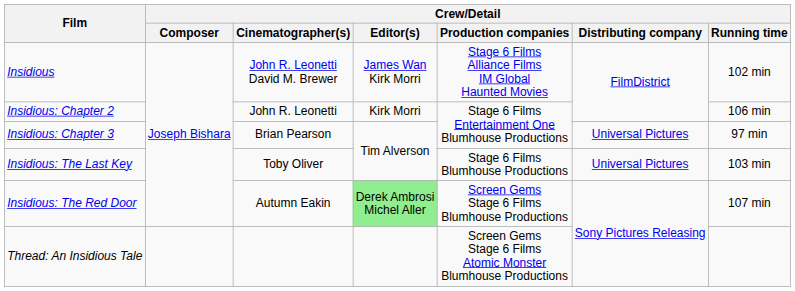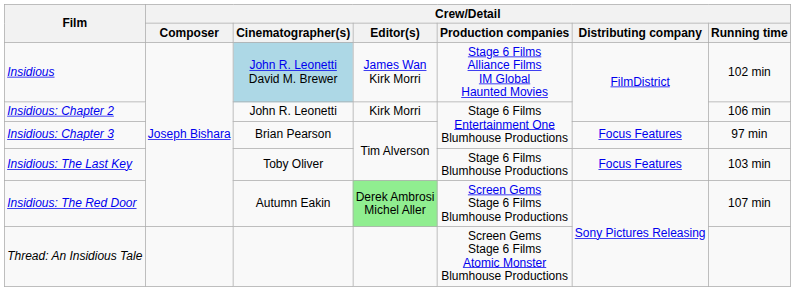(293, 72) no background -> (293, 72) lightblue background
(640, 134) Universal Pictures -> (640, 134) Focus Features
(640, 164) Universal Pictures -> (640, 164) Focus Features
